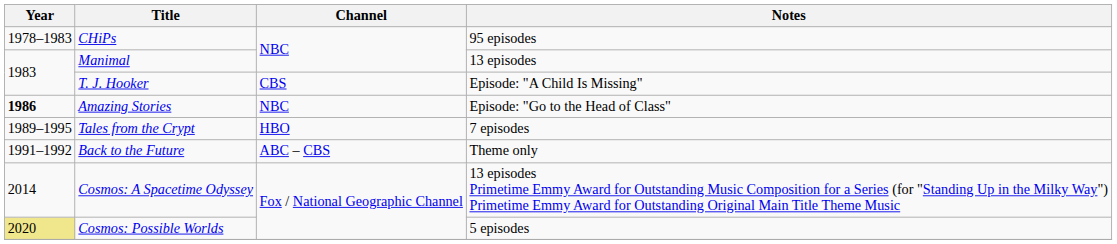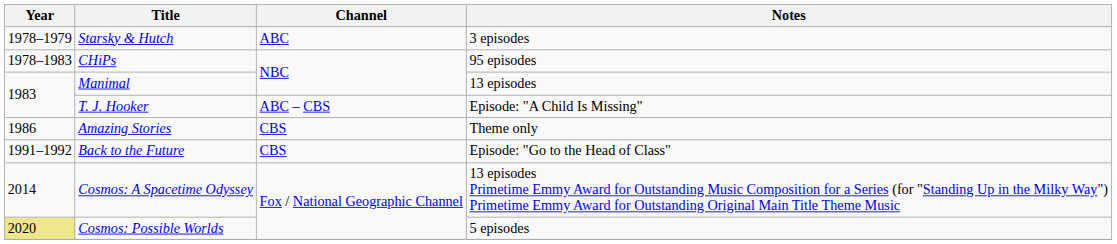+ row: (126, 38)
(273, 83) CBS -> (295, 106) ABC – CBS
(22, 106) bold -> (22, 128) normal
(274, 106) NBC -> (273, 128) CBS
(570, 106) Episode: "Go to the Head of Class" -> (504, 128) Theme only
- row: (137, 128)
(295, 151) ABC – CBS -> (273, 151) CBS
(504, 151) Theme only -> (570, 151) Episode: "Go to the Head of Class"
